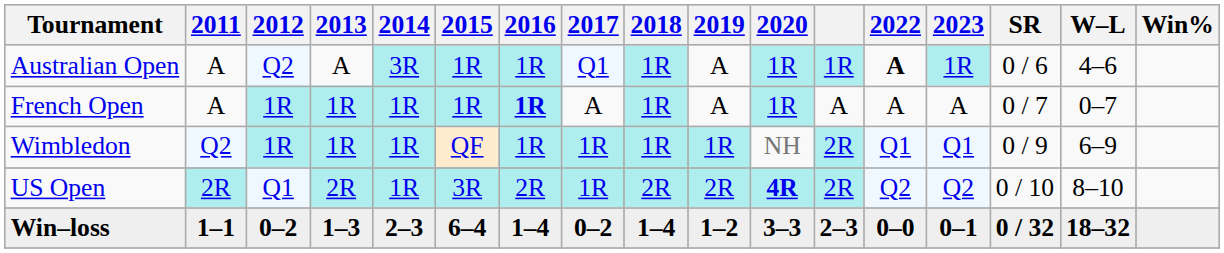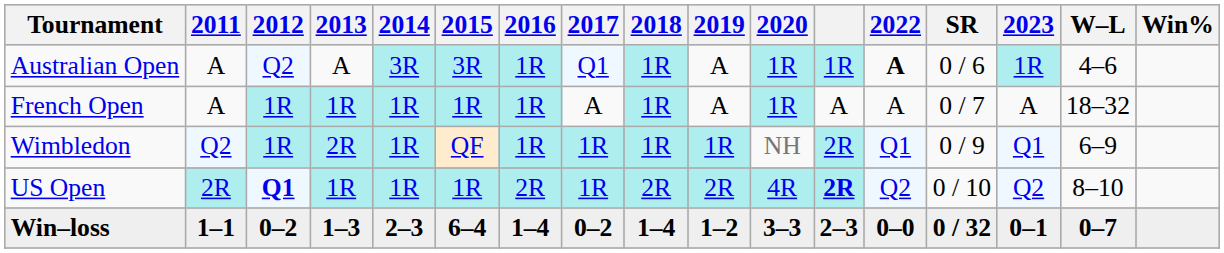columns swapped: (958, 24) <-> (1025, 24)
(467, 65) 1R -> (467, 65) 3R
(530, 106) bold -> (530, 106) normal
(1098, 106) 0–7 -> (1098, 106) 18–32
(341, 146) 1R -> (341, 146) 2R
(278, 187) normal -> (278, 187) bold
(341, 187) 2R -> (341, 187) 1R
(467, 187) 3R -> (467, 187) 1R
(782, 187) bold -> (782, 187) normal
(839, 187) normal -> (839, 187) bold
(1098, 227) 18–32 -> (1098, 227) 0–7
